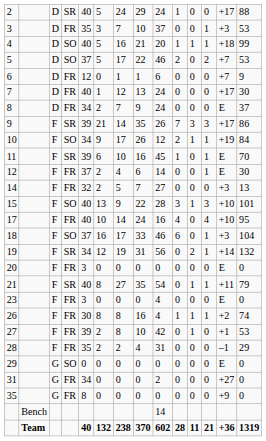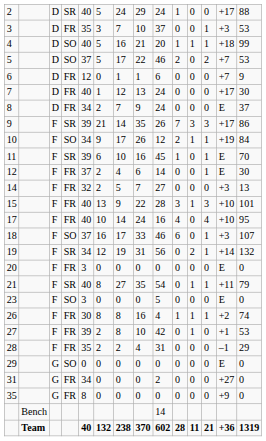(70, 204) SO -> (70, 204) FR
(247, 236) 104 -> (247, 236) 107
(70, 300) FR -> (70, 300) SO
(158, 300) 4 -> (158, 300) 5
